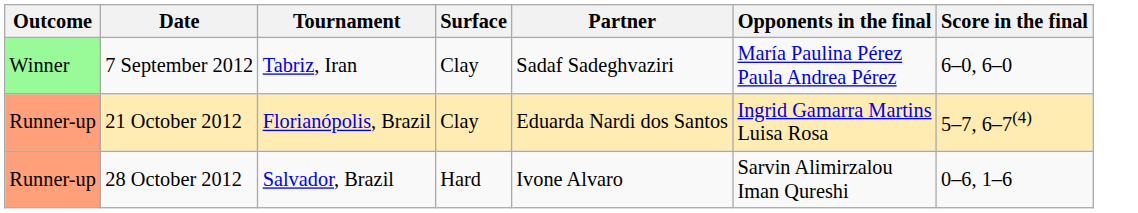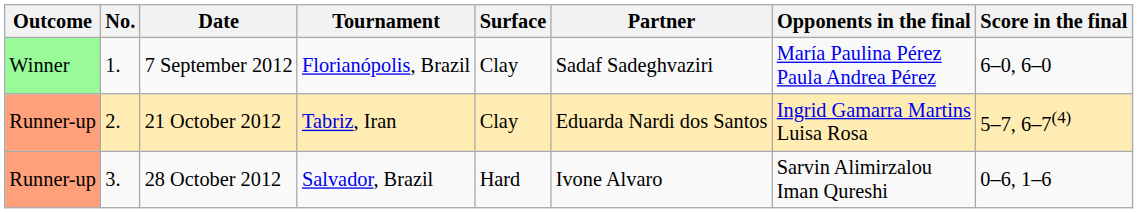+ column: (120, 20)
(310, 65) Tabriz, Iran -> (386, 65) Florianópolis, Brazil
(347, 121) Florianópolis, Brazil -> (349, 121) Tabriz, Iran
